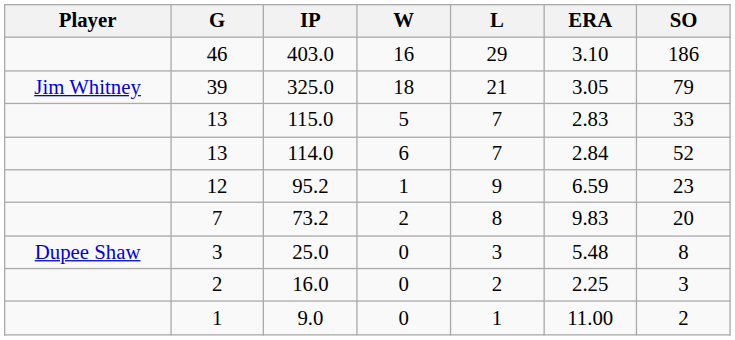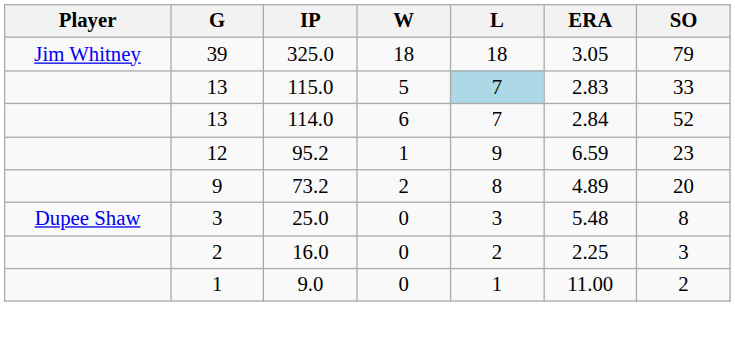- row: (310, 53)
(497, 86) 21 -> (497, 53) 18
(497, 119) no background -> (497, 86) lightblue background
(217, 218) 7 -> (217, 185) 9
(590, 218) 9.83 -> (590, 185) 4.89
